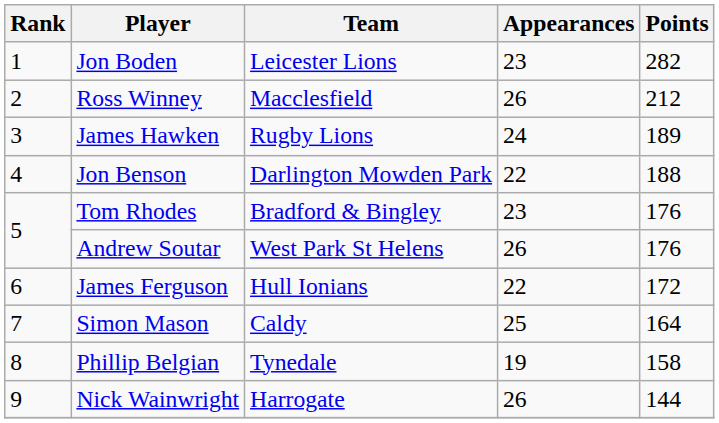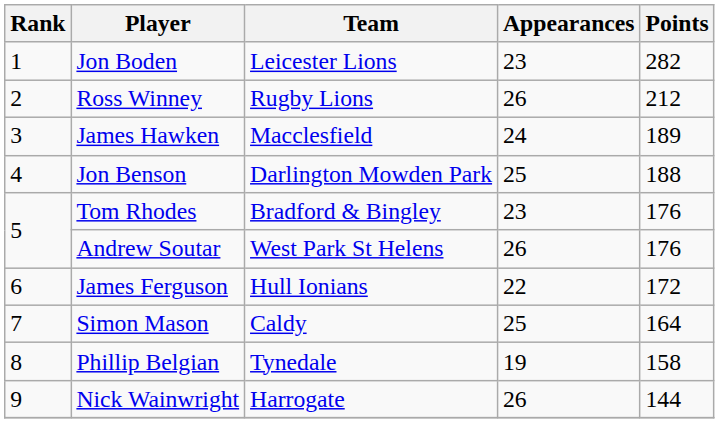(311, 98) Macclesfield -> (312, 98) Rugby Lions
(312, 135) Rugby Lions -> (311, 135) Macclesfield
(515, 173) 22 -> (515, 173) 25
